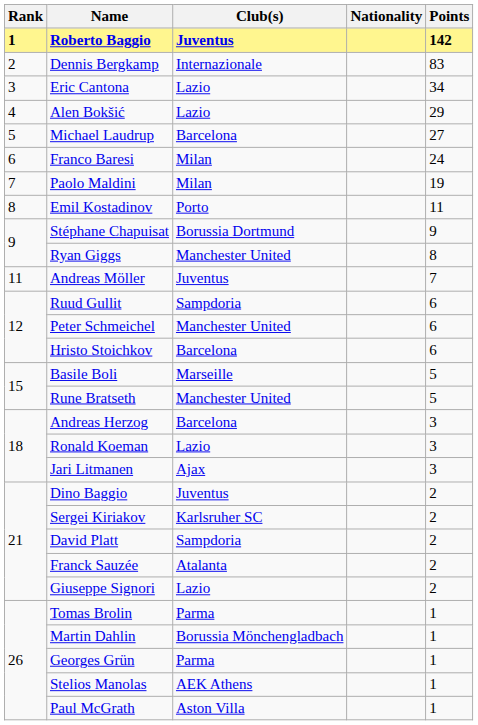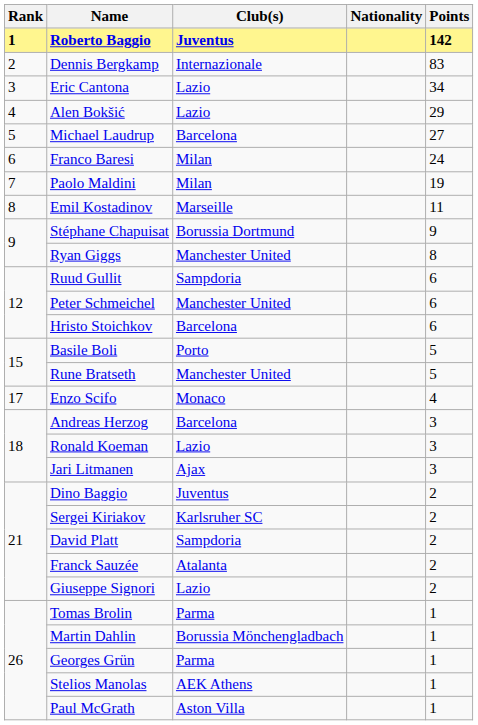(192, 207) Porto -> (204, 207) Marseille
- row: (97, 278)
(204, 374) Marseille -> (192, 350) Porto
+ row: (83, 398)
